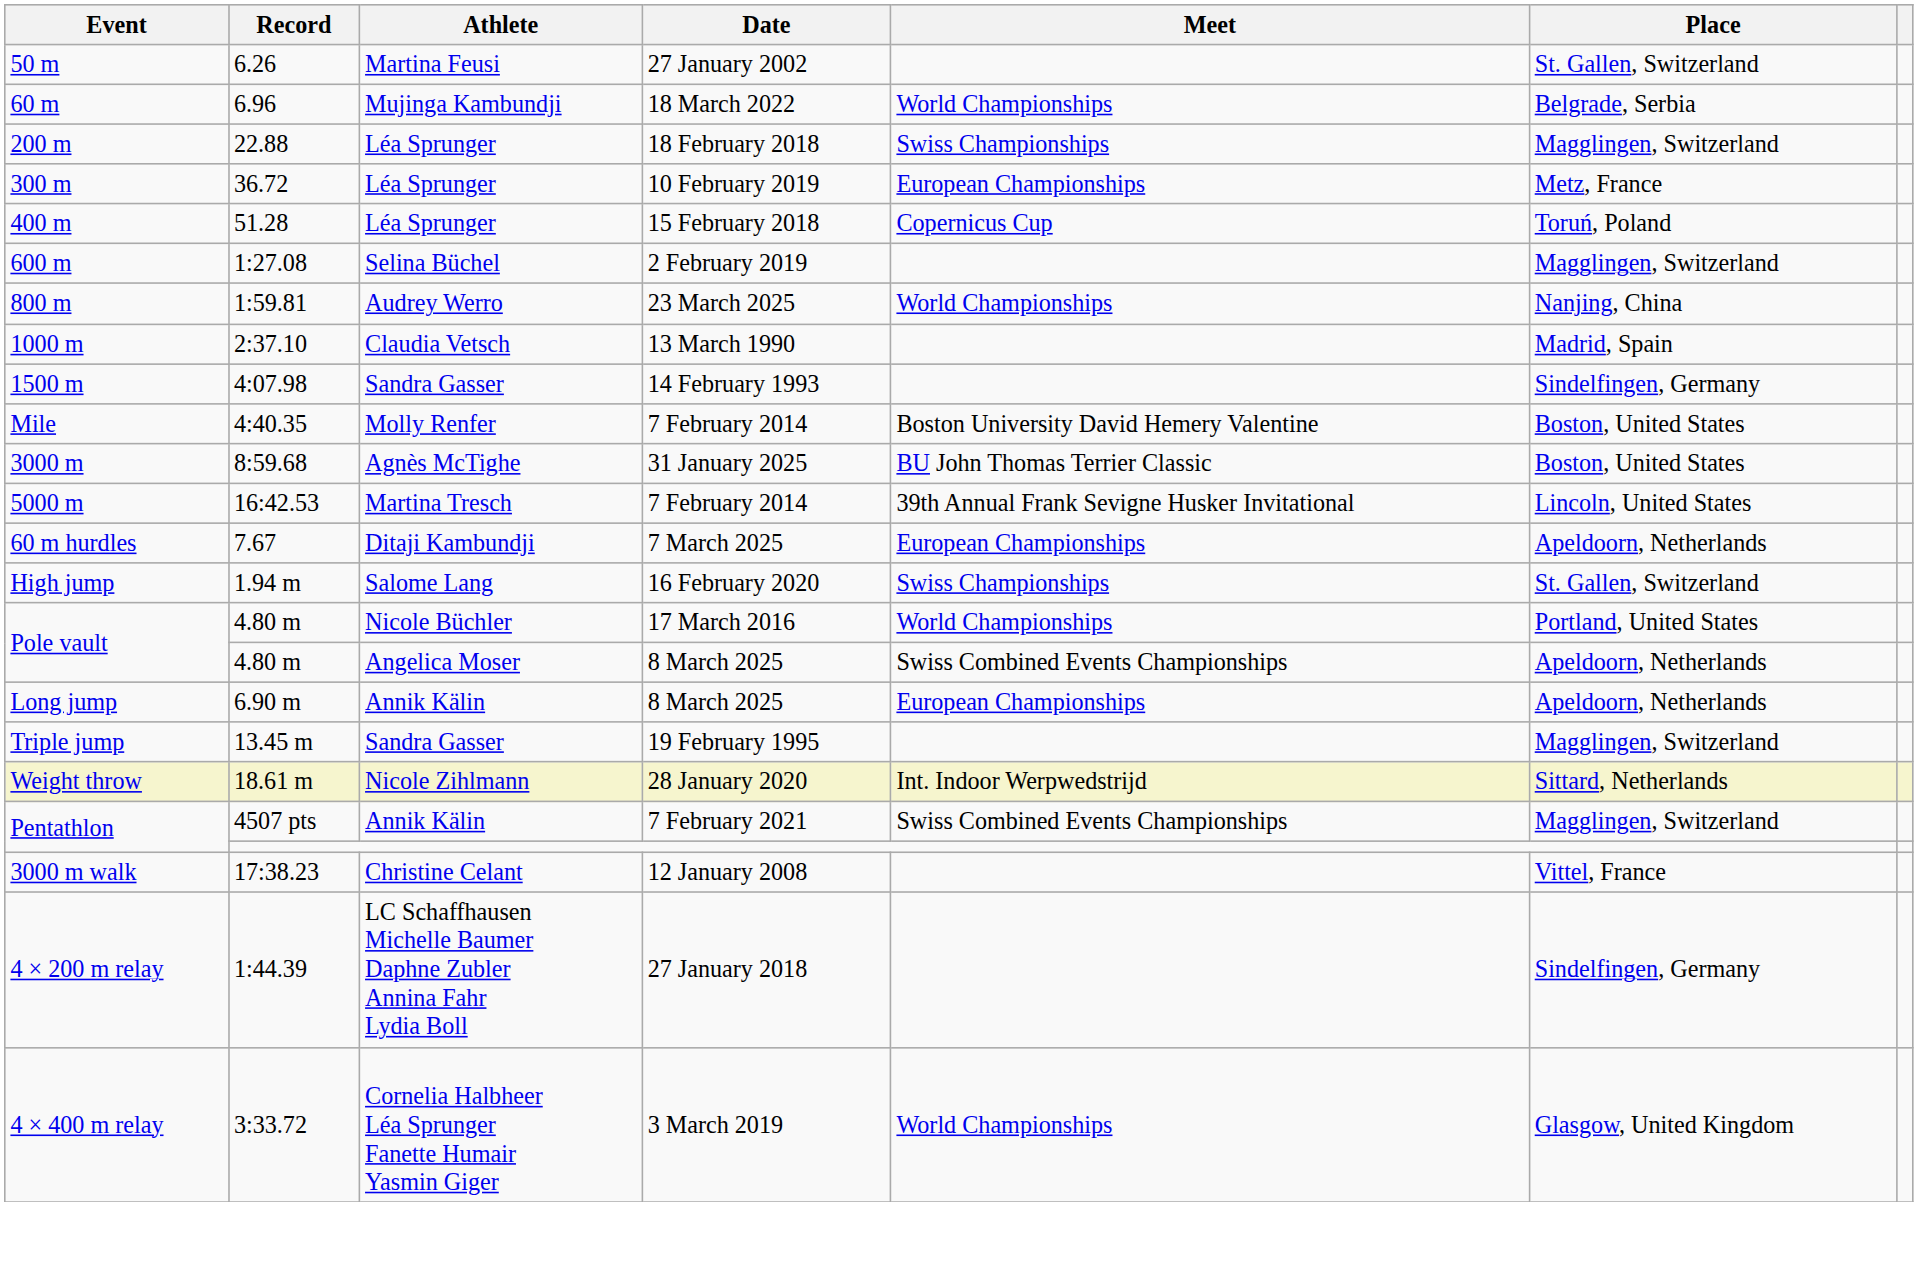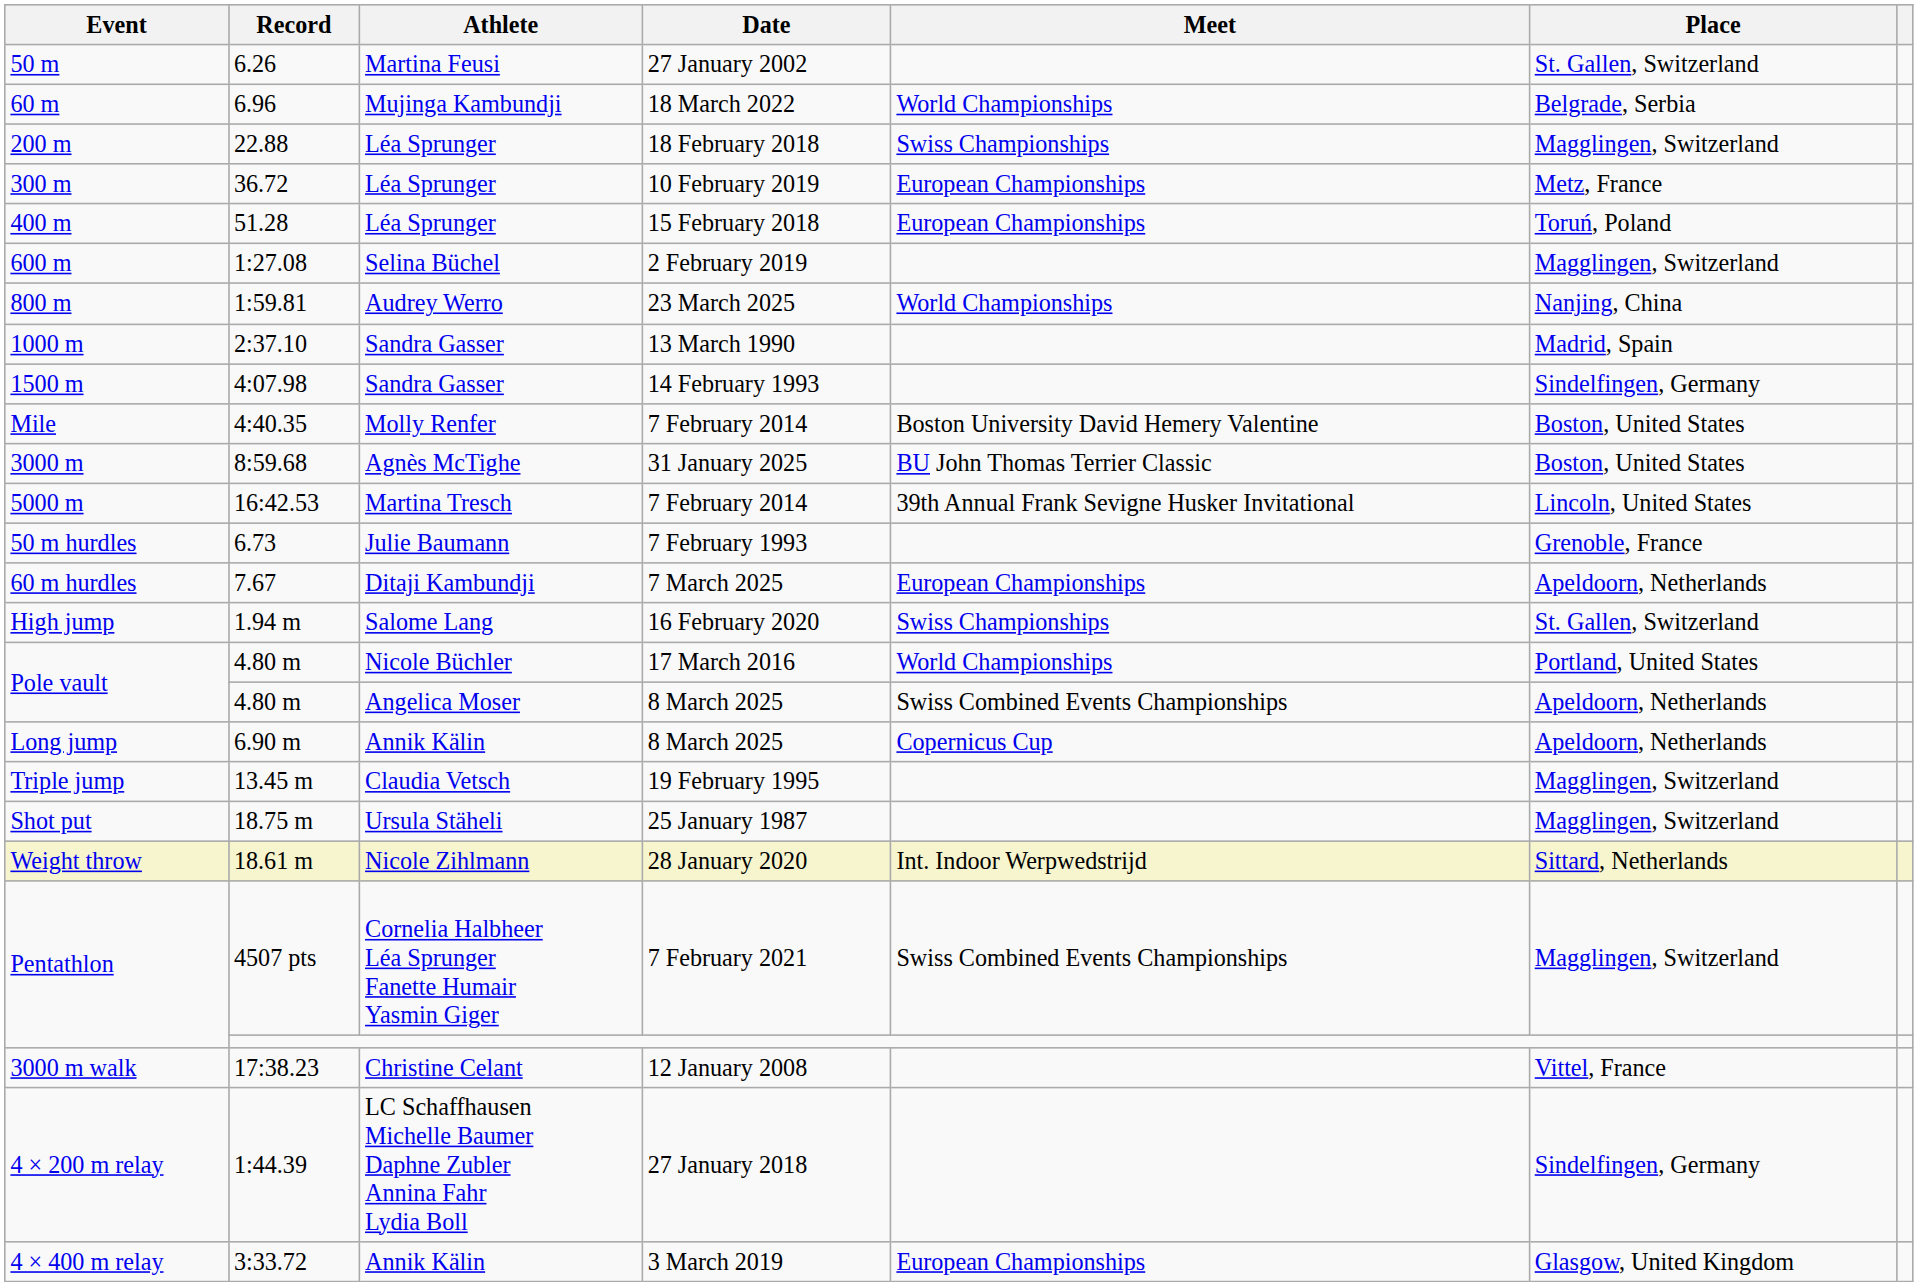(975, 223) Copernicus Cup -> (1021, 223) European Championships
(438, 343) Claudia Vetsch -> (434, 343) Sandra Gasser
+ row: (73, 542)
(1021, 702) European Championships -> (975, 741) Copernicus Cup
(434, 741) Sandra Gasser -> (438, 781) Claudia Vetsch
+ row: (51, 821)
(425, 821) Annik Kälin -> (454, 972) Cornelia Halbheer Léa Sprunger Fanette Humair Yasmin Giger
(454, 1138) Cornelia Halbheer Léa Sprunger Fanette Humair Yasmin Giger -> (425, 1261) Annik Kälin
(1004, 1124) World Championships -> (1021, 1261) European Championships
